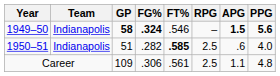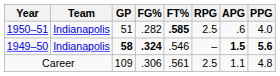rows swapped: (28, 30) <-> (28, 47)
